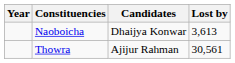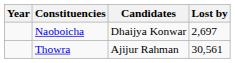(204, 31) 3,613 -> (204, 31) 2,697
